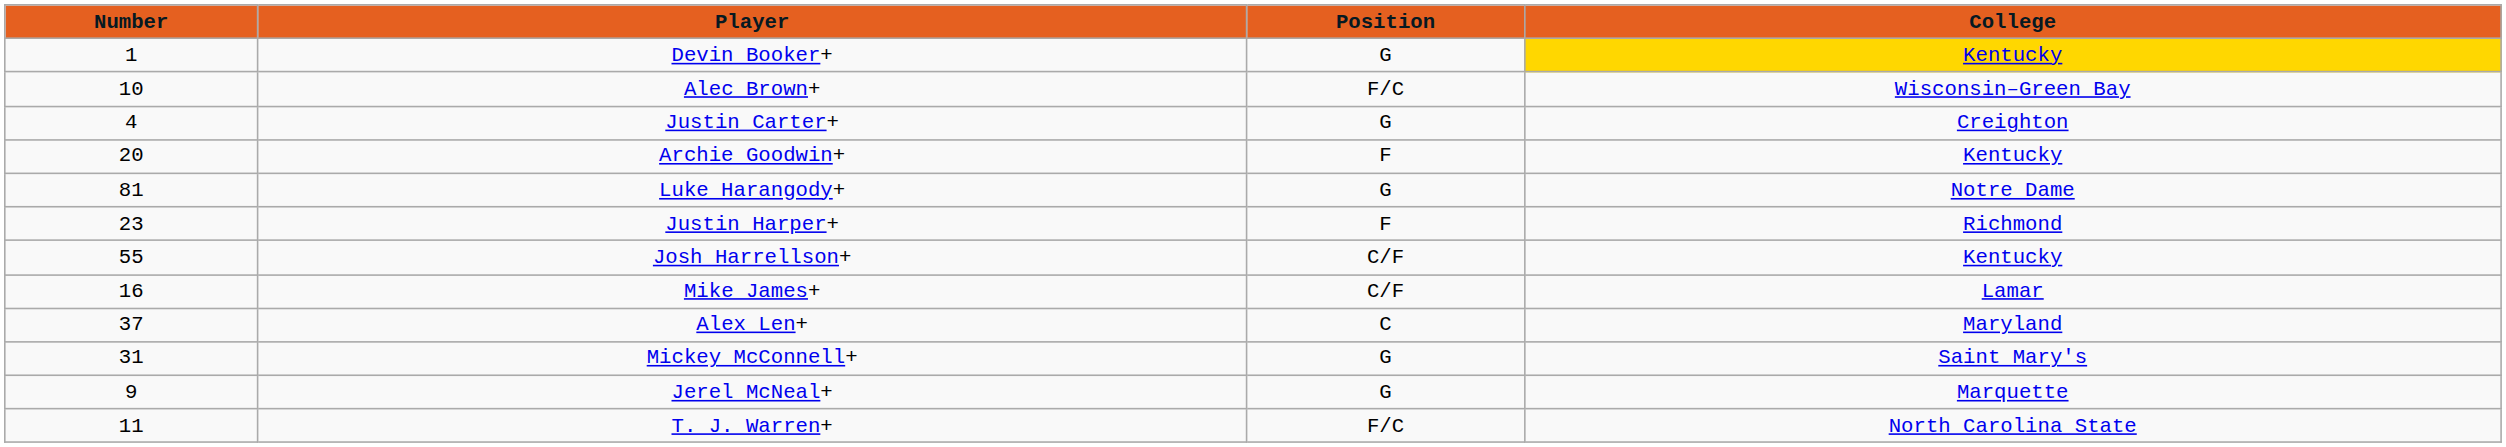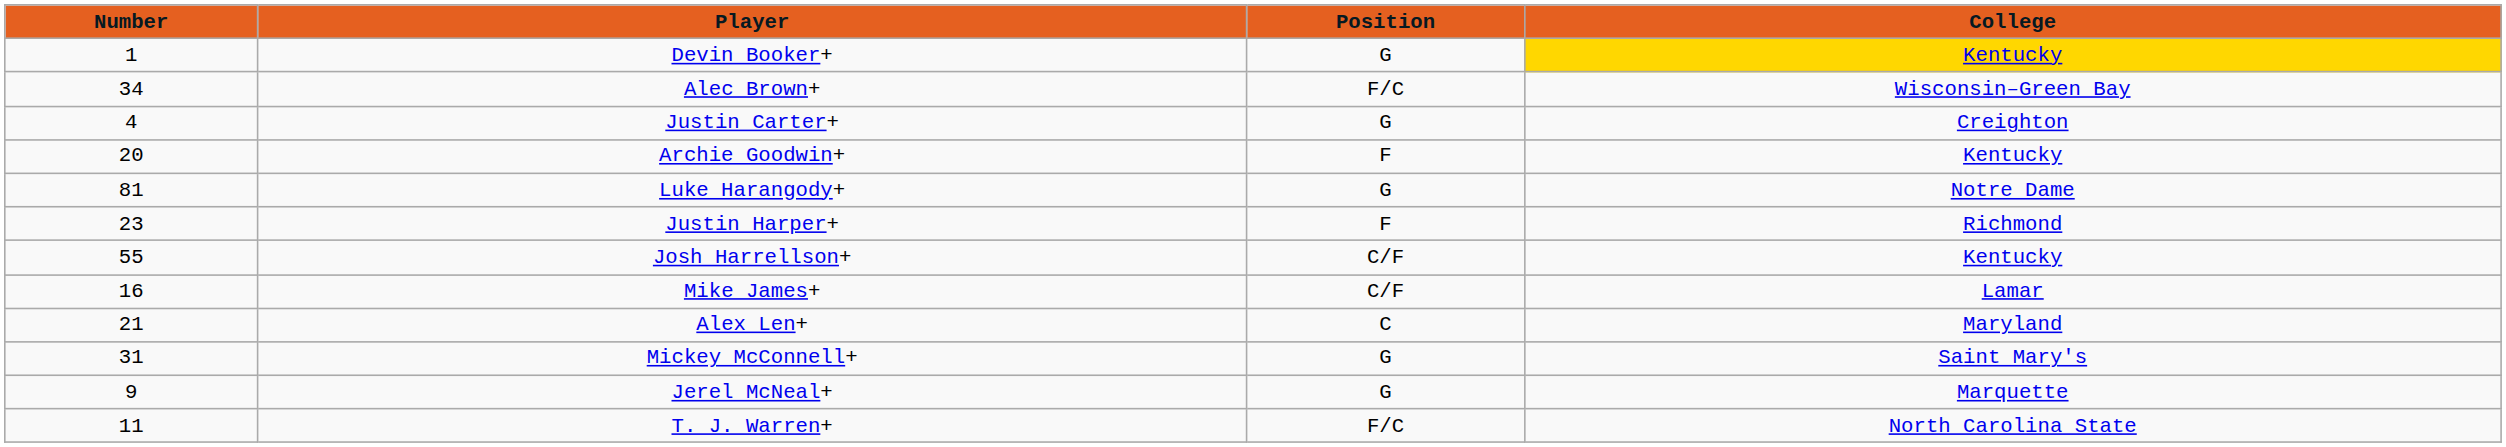(131, 89) 10 -> (131, 89) 34
(131, 325) 37 -> (131, 325) 21
